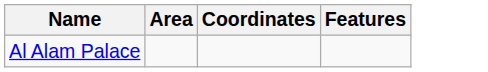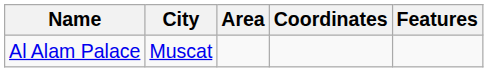+ column: (181, 19)
